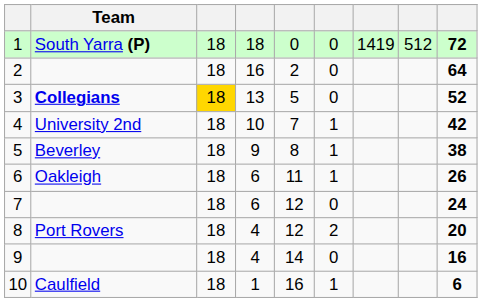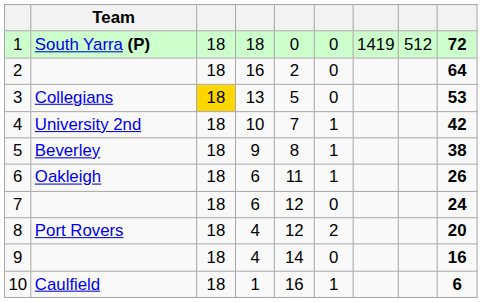(77, 97) bold -> (74, 97) normal
(457, 97) 52 -> (457, 97) 53
